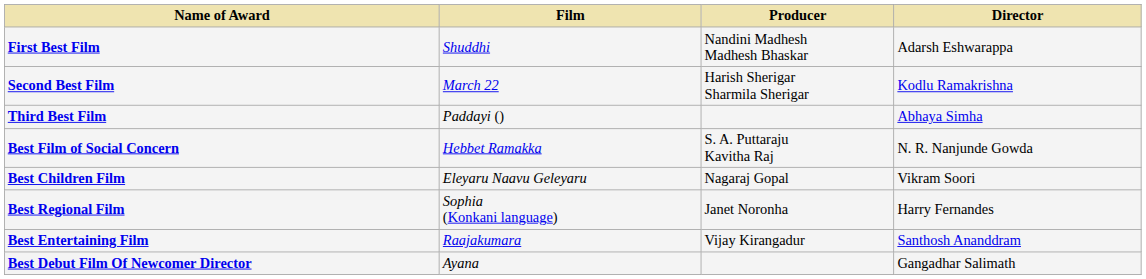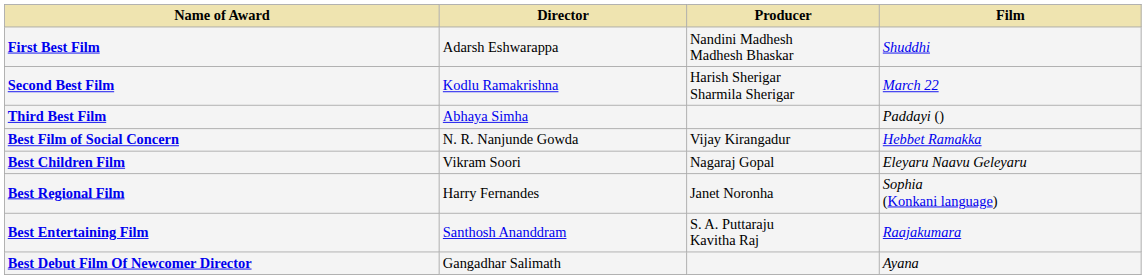columns swapped: (570, 15) <-> (1018, 15)
(747, 147) S. A. Puttaraju Kavitha Raj -> (740, 139) Vijay Kirangadur
(755, 240) Vijay Kirangadur -> (732, 232) S. A. Puttaraju Kavitha Raj
